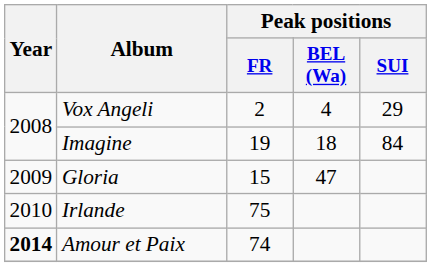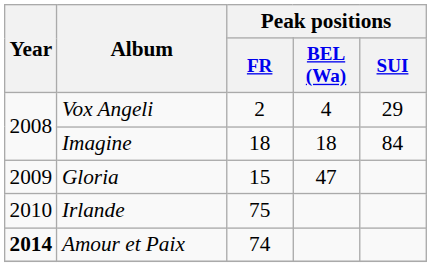(260, 143) 19 -> (260, 143) 18
